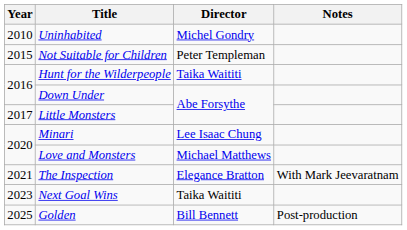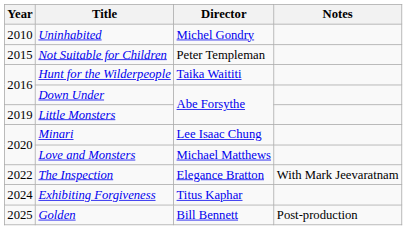(20, 114) 2017 -> (20, 114) 2019
(20, 174) 2021 -> (20, 174) 2022
- row: (78, 194)
+ row: (97, 194)
